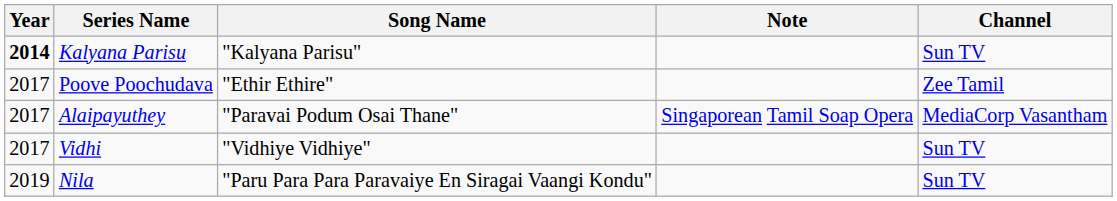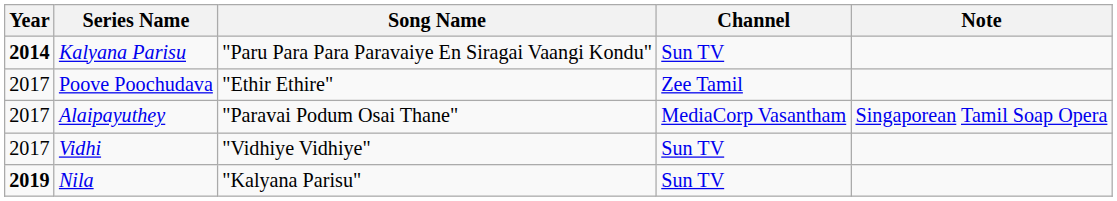columns swapped: (1015, 20) <-> (787, 20)
(292, 52) "Kalyana Parisu" -> (437, 52) "Paru Para Para Paravaiye En Siragai Vaangi Kondu"
(29, 180) normal -> (29, 180) bold
(437, 180) "Paru Para Para Paravaiye En Siragai Vaangi Kondu" -> (292, 180) "Kalyana Parisu"
